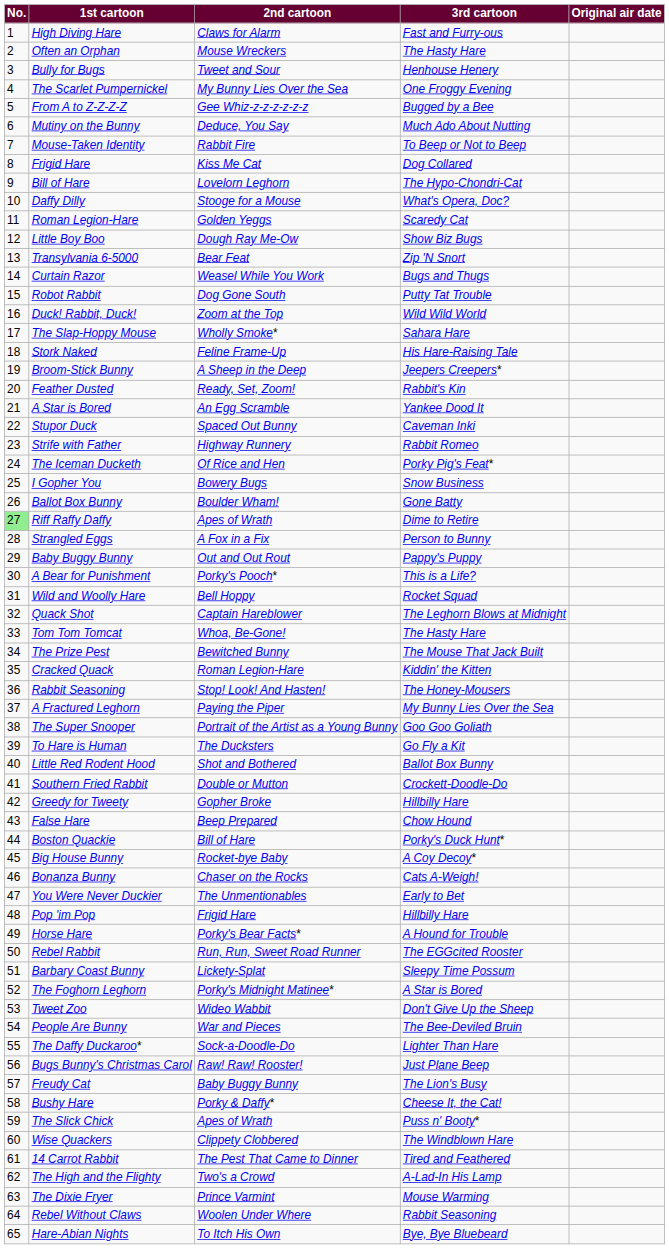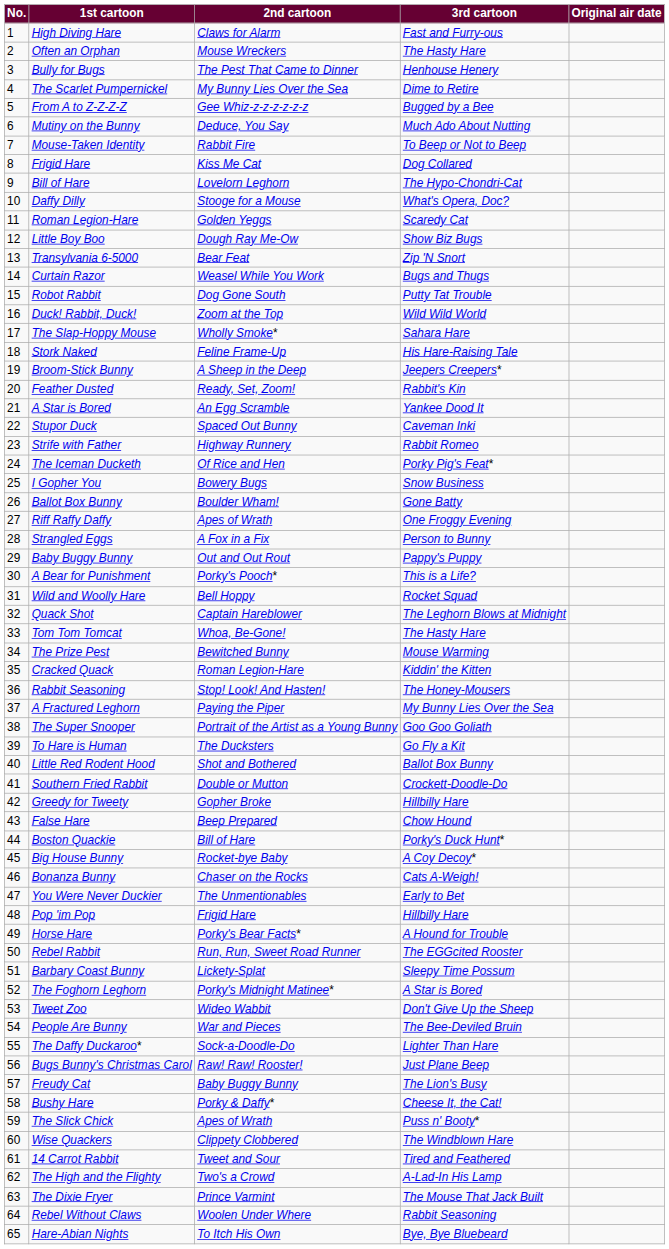(239, 70) Tweet and Sour -> (278, 70) The Pest That Came to Dinner
(457, 88) One Froggy Evening -> (441, 88) Dime to Retire
(14, 520) lightgreen background -> (14, 520) no background
(441, 520) Dime to Retire -> (457, 520) One Froggy Evening
(473, 652) The Mouse That Jack Built -> (446, 652) Mouse Warming
(278, 1159) The Pest That Came to Dinner -> (239, 1159) Tweet and Sour
(446, 1196) Mouse Warming -> (473, 1196) The Mouse That Jack Built
